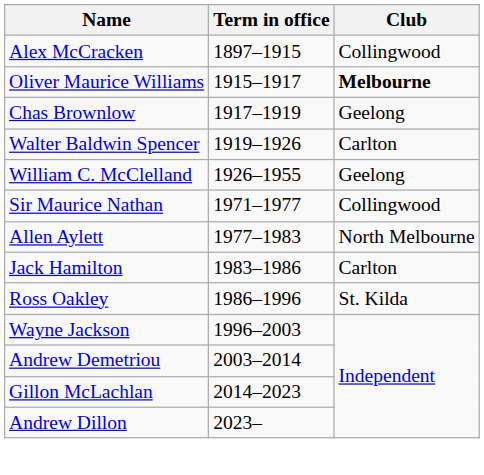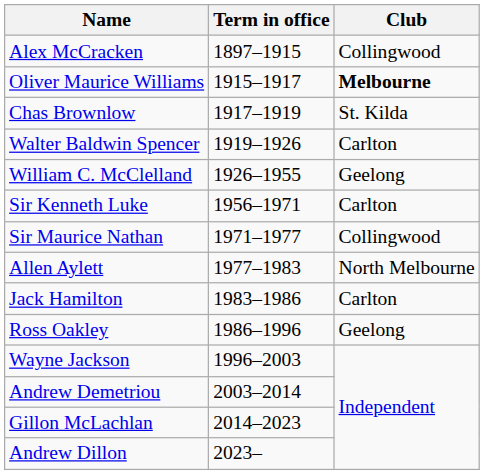(372, 112) Geelong -> (373, 112) St. Kilda
+ row: (78, 205)
(373, 298) St. Kilda -> (372, 329) Geelong
